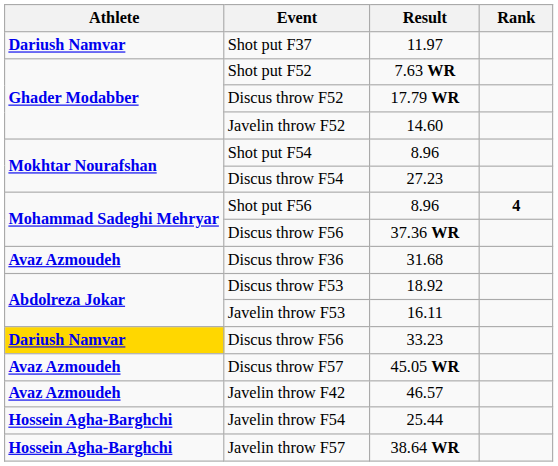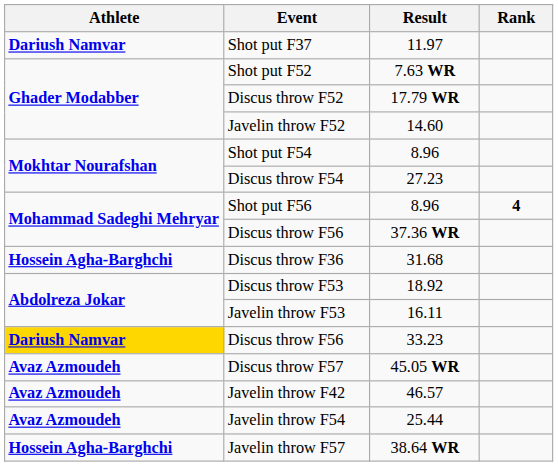(64, 259) Avaz Azmoudeh -> (90, 259) Hossein Agha-Barghchi
(90, 420) Hossein Agha-Barghchi -> (64, 420) Avaz Azmoudeh
